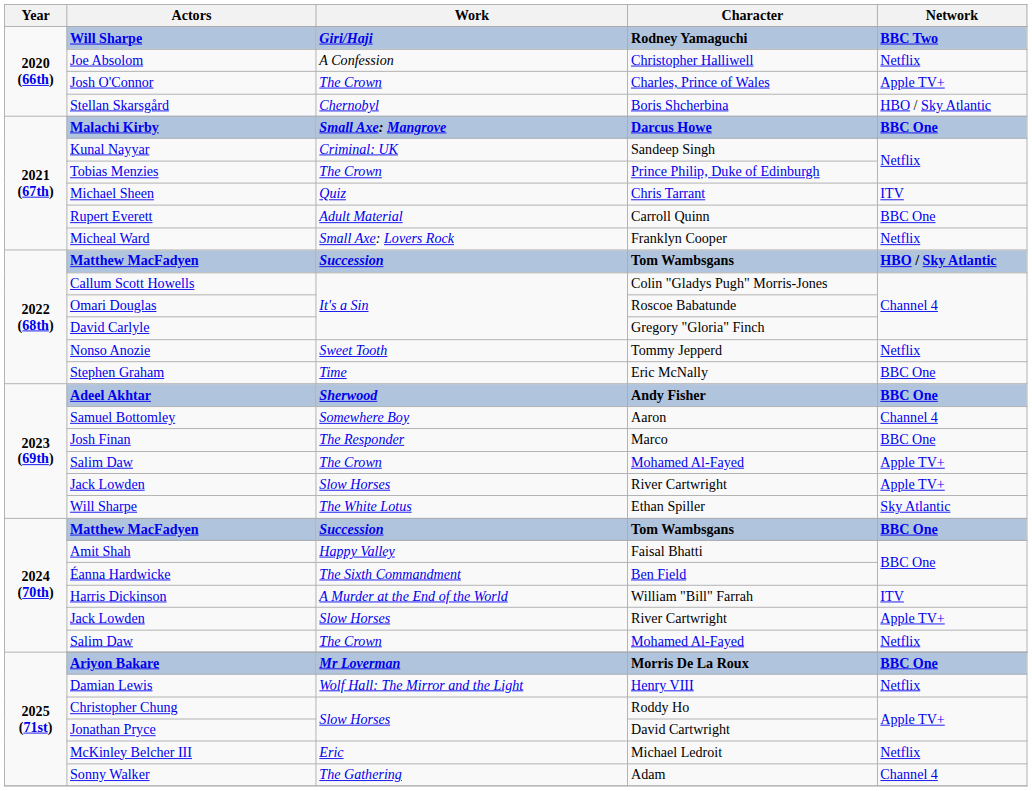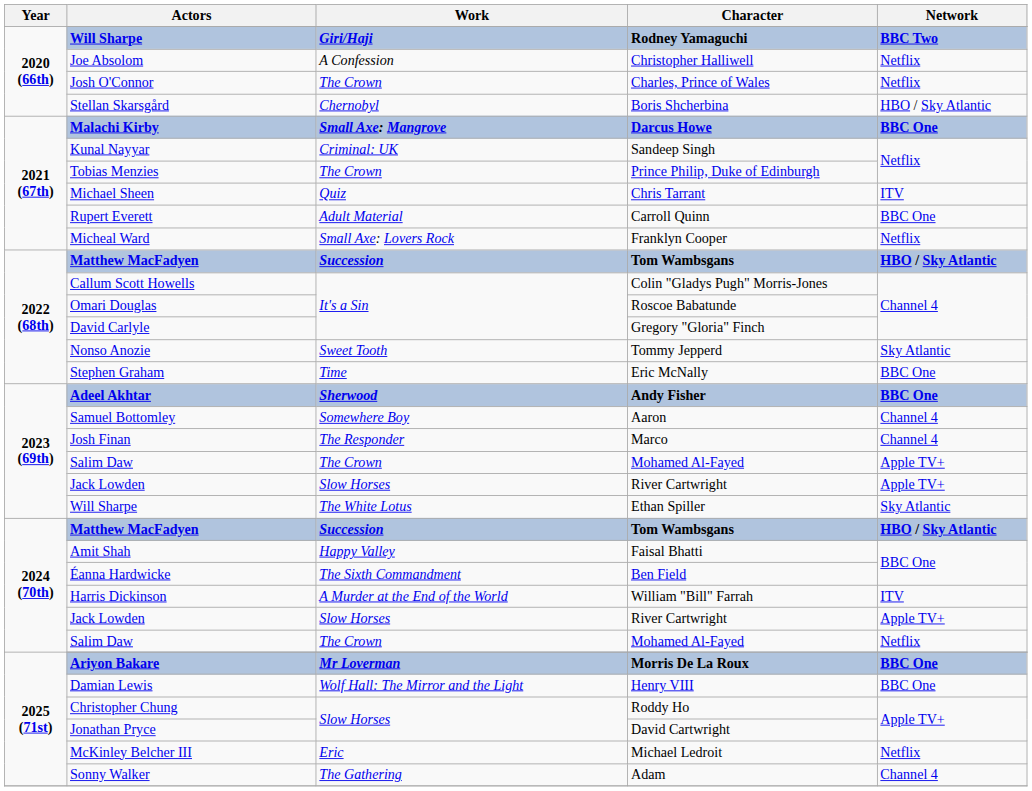(913, 82) Apple TV+ -> (900, 82) Netflix
(900, 350) Netflix -> (915, 350) Sky Atlantic
(908, 439) BBC One -> (909, 439) Channel 4
(909, 529) BBC One -> (938, 529) HBO / Sky Atlantic
(900, 685) Netflix -> (908, 685) BBC One
